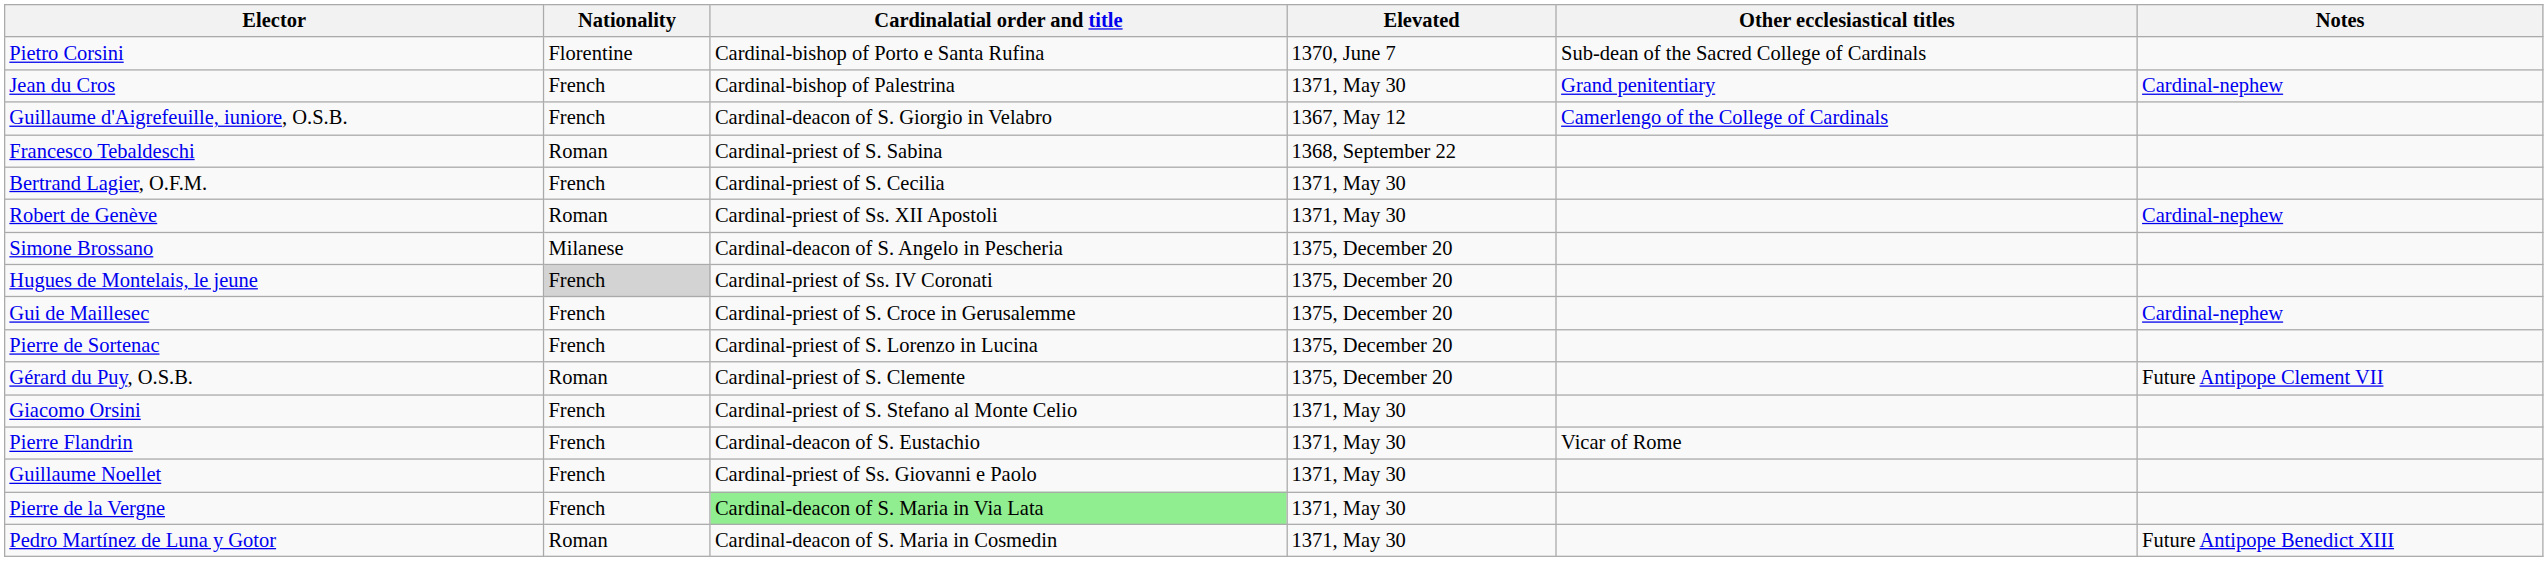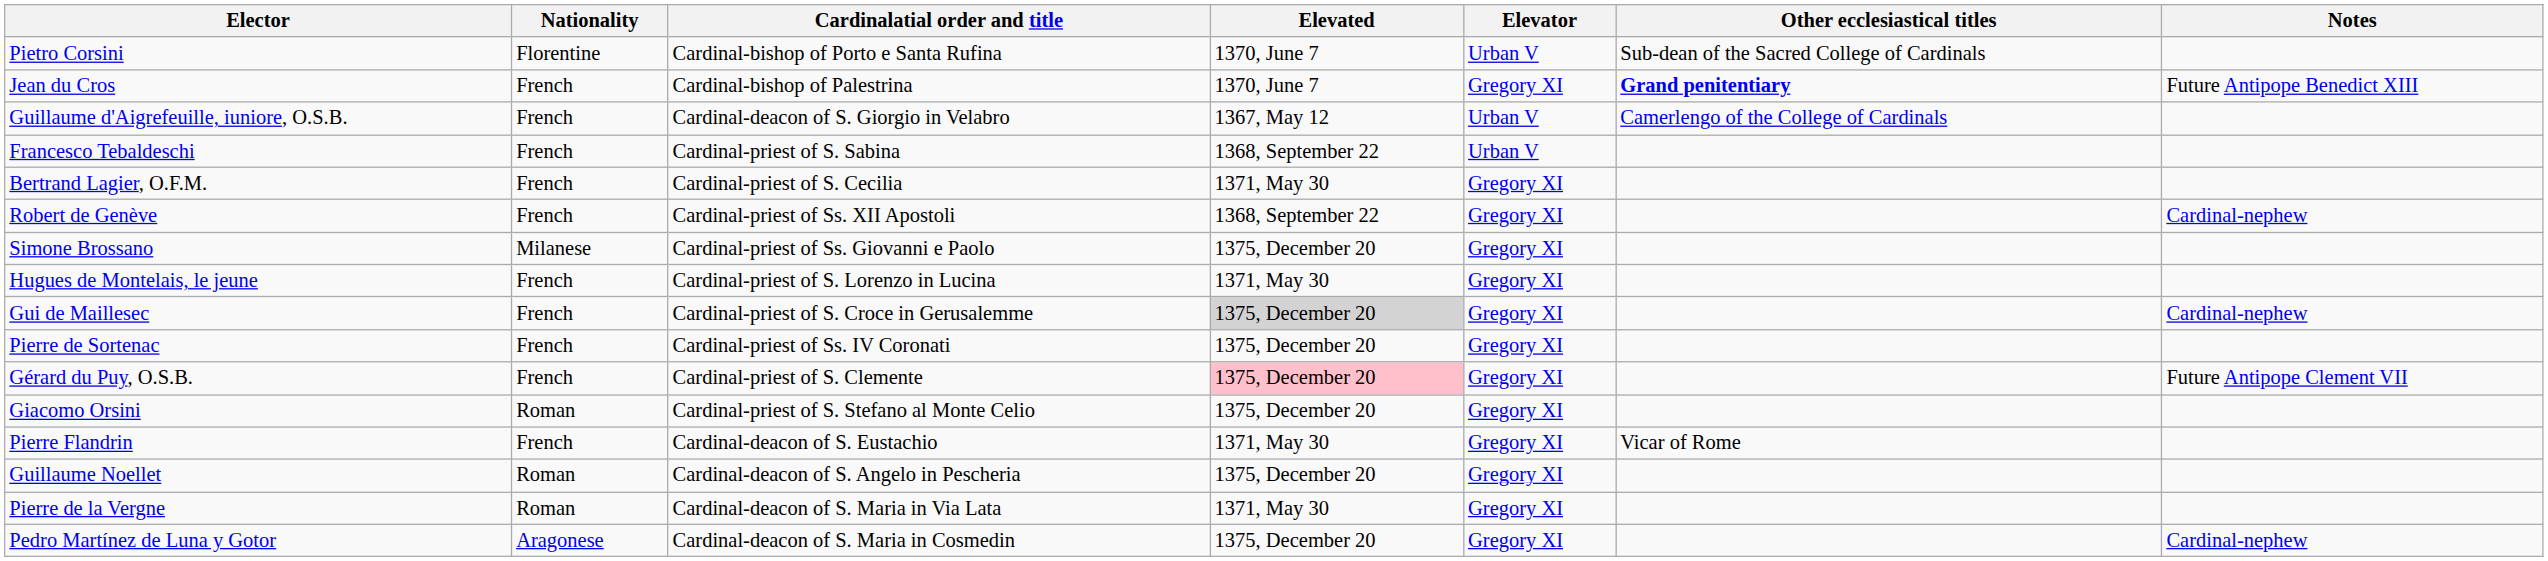+ column: (1539, 20)
(1349, 85) 1371, May 30 -> (1267, 85) 1370, June 7
(1638, 85) normal -> (1705, 85) bold
(2213, 85) Cardinal-nephew -> (2292, 85) Future Antipope Benedict XIII
(578, 150) Roman -> (545, 150) French
(578, 215) Roman -> (545, 215) French
(1349, 215) 1371, May 30 -> (1297, 215) 1368, September 22
(889, 248) Cardinal-deacon of S. Angelo in Pescheria -> (834, 248) Cardinal-priest of Ss. Giovanni e Paolo
(577, 280) lightgrey background -> (545, 280) no background
(854, 280) Cardinal-priest of Ss. IV Coronati -> (834, 280) Cardinal-priest of S. Lorenzo in Lucina
(1372, 280) 1375, December 20 -> (1272, 280) 1371, May 30
(1372, 313) no background -> (1295, 313) lightgrey background
(876, 345) Cardinal-priest of S. Lorenzo in Lucina -> (811, 345) Cardinal-priest of Ss. IV Coronati
(578, 378) Roman -> (545, 378) French
(1372, 378) no background -> (1295, 378) pink background
(577, 410) French -> (546, 410) Roman
(1349, 410) 1371, May 30 -> (1295, 410) 1375, December 20
(577, 475) French -> (546, 475) Roman
(876, 475) Cardinal-priest of Ss. Giovanni e Paolo -> (847, 475) Cardinal-deacon of S. Angelo in Pescheria
(1349, 475) 1371, May 30 -> (1295, 475) 1375, December 20
(577, 507) French -> (546, 507) Roman
(879, 507) lightgreen background -> (837, 507) no background
(578, 540) Roman -> (560, 540) Aragonese
(1349, 540) 1371, May 30 -> (1295, 540) 1375, December 20
(2268, 540) Future Antipope Benedict XIII -> (2237, 540) Cardinal-nephew
